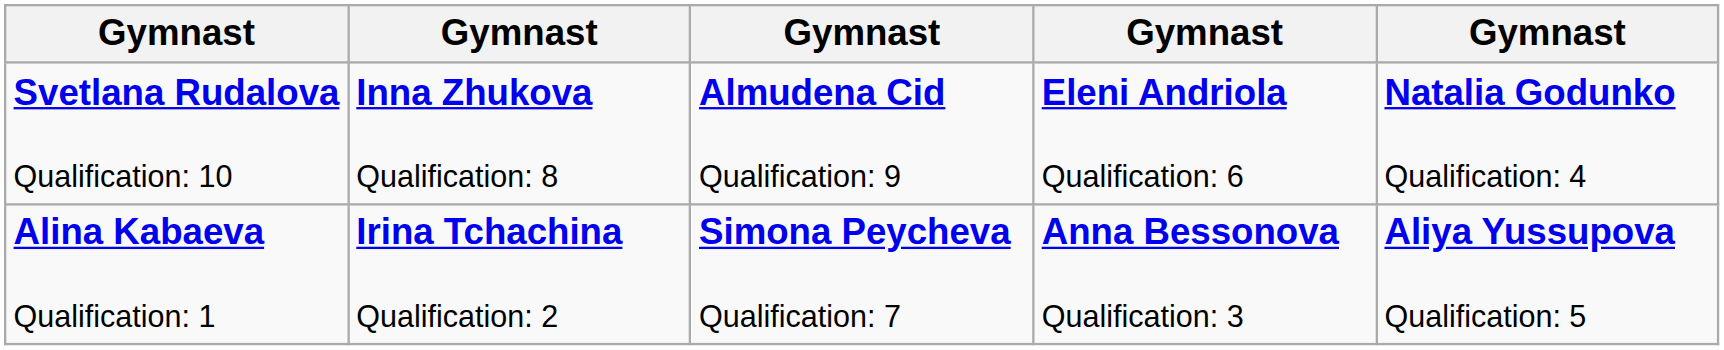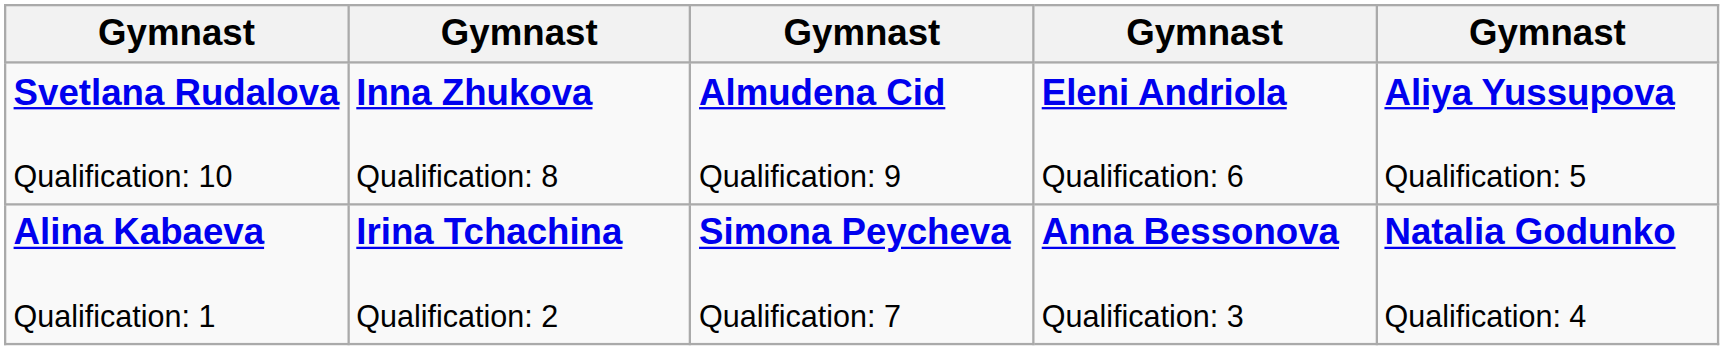(1530, 132) Natalia Godunko Qualification: 4 -> (1530, 132) Aliya Yussupova Qualification: 5
(1530, 273) Aliya Yussupova Qualification: 5 -> (1530, 273) Natalia Godunko Qualification: 4
